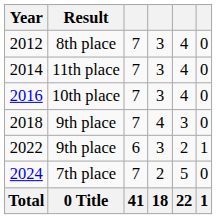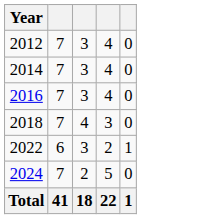- column: (86, 17)
